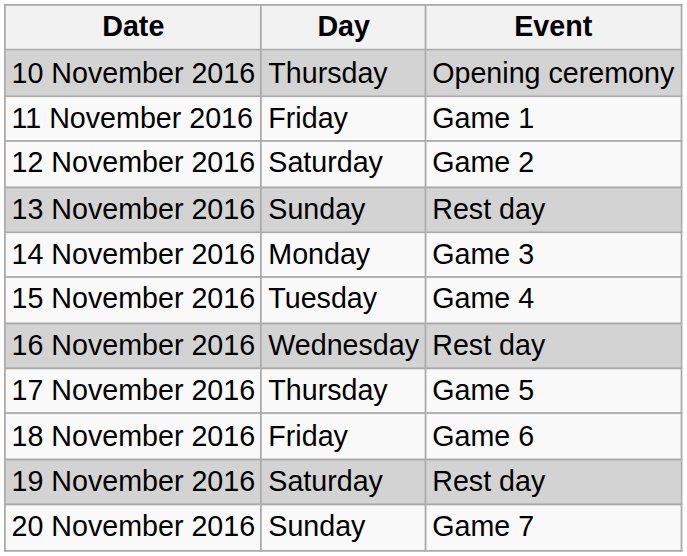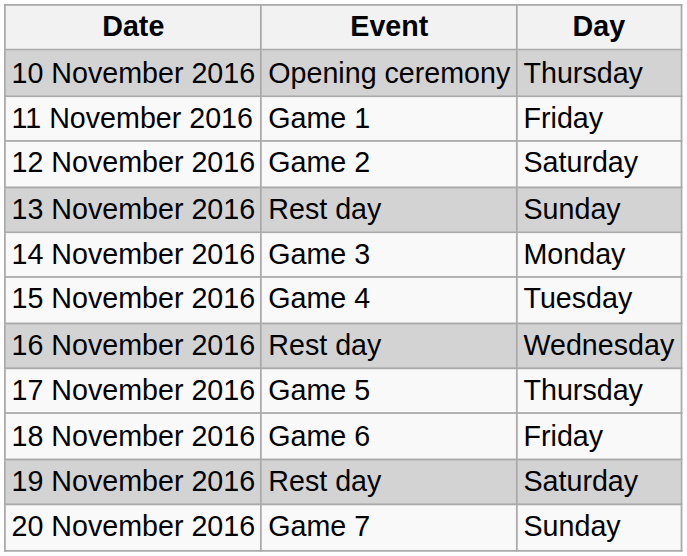columns swapped: (344, 27) <-> (553, 27)
